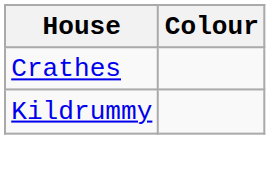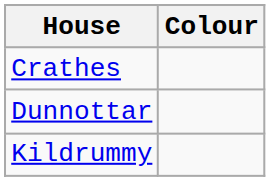+ row: (82, 111)
